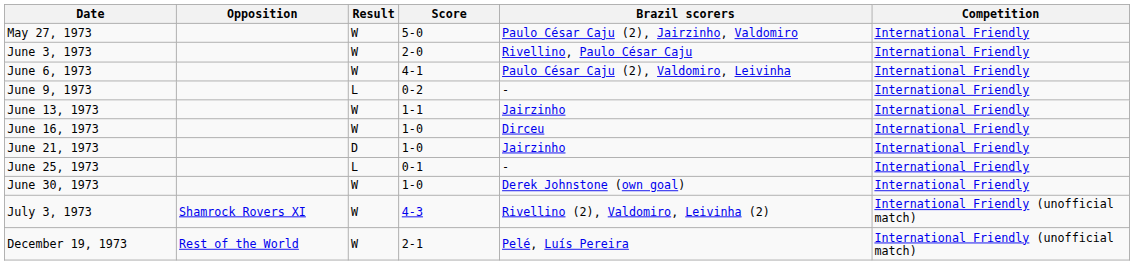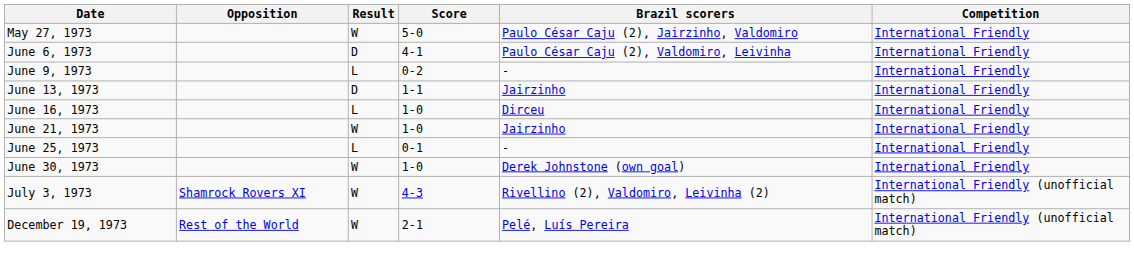- row: (49, 52)
(354, 71) W -> (354, 52) D
(354, 109) W -> (354, 90) D
(354, 128) W -> (354, 109) L
(354, 147) D -> (354, 128) W
